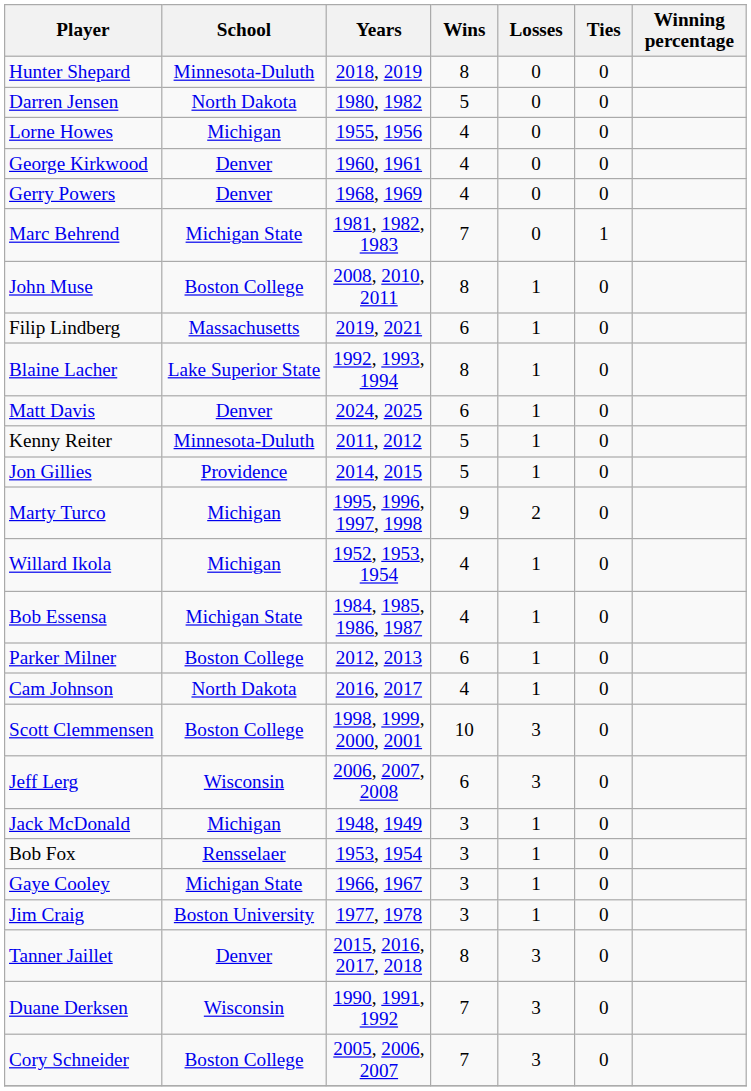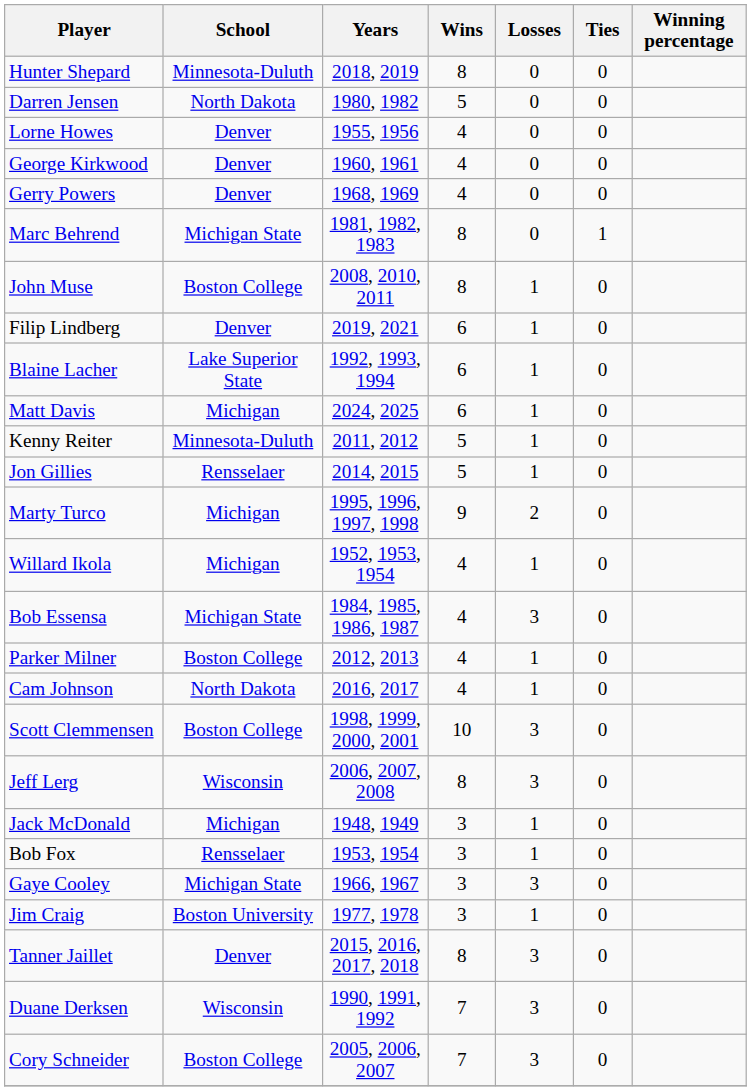(244, 132) Michigan -> (243, 132) Denver
(464, 234) 7 -> (462, 234) 8
(244, 328) Massachusetts -> (243, 328) Denver
(464, 369) 8 -> (462, 369) 6
(244, 410) Denver -> (243, 410) Michigan
(244, 471) Providence -> (243, 471) Rensselaer
(536, 616) 1 -> (534, 616) 3
(464, 658) 6 -> (462, 658) 4
(464, 781) 6 -> (462, 781) 8
(536, 884) 1 -> (534, 884) 3
